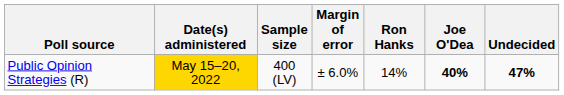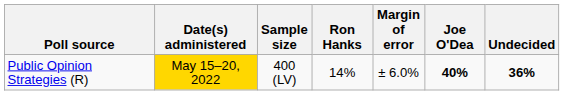columns swapped: (338, 30) <-> (394, 37)
(522, 72) 47% -> (522, 72) 36%
